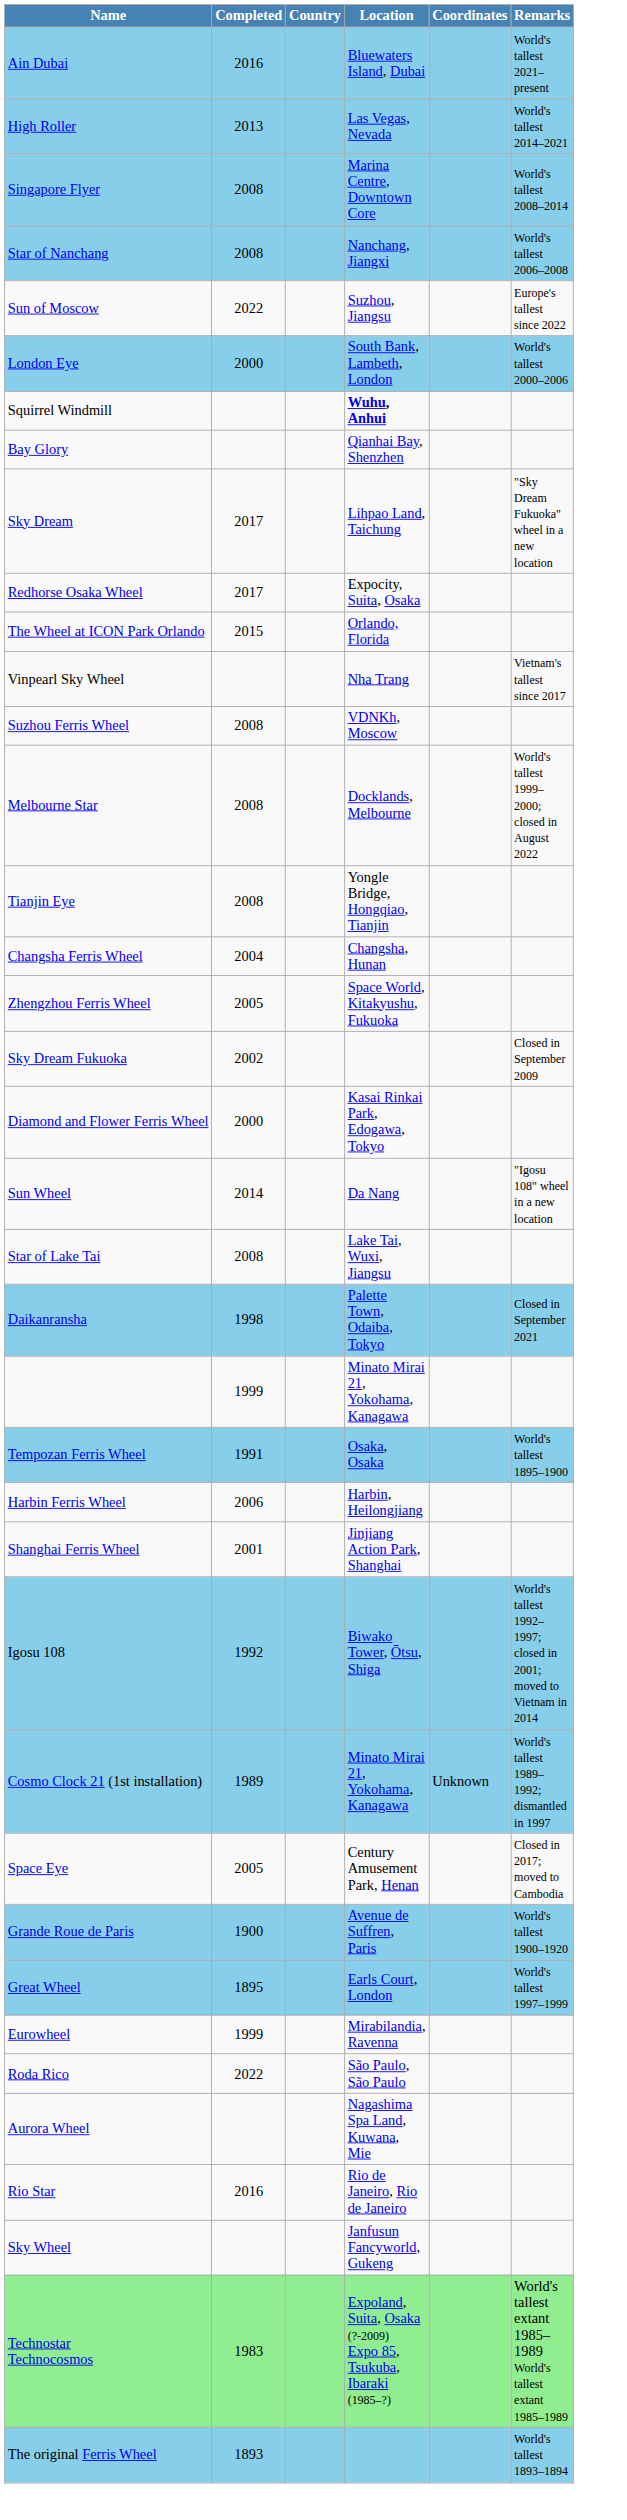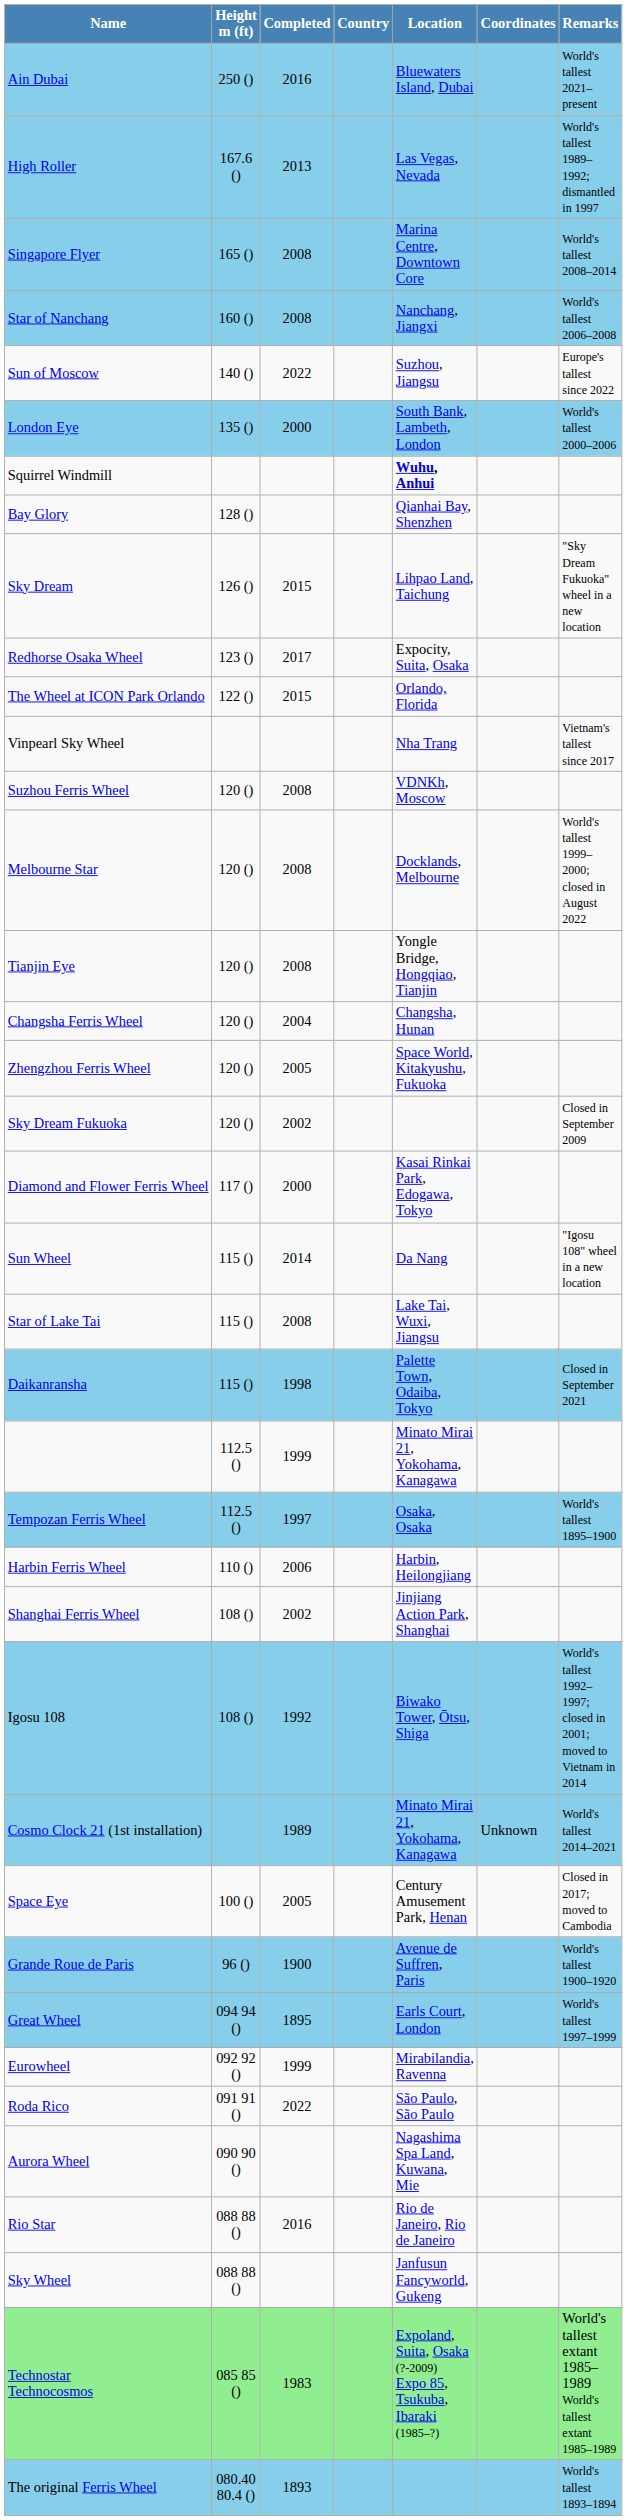+ column: (236, 24)
(541, 127) World's tallest 2014–2021 -> (589, 167) World's tallest 1989–1992; dismantled in 1997
(249, 521) 2017 -> (297, 585) 2015
(249, 1455) 1991 -> (297, 1519) 1997
(249, 1549) 2001 -> (297, 1614) 2002
(540, 1782) World's tallest 1989–1992; dismantled in 1997 -> (589, 1830) World's tallest 2014–2021
